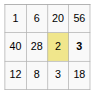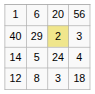(37, 47) 28 -> (37, 36) 29
(79, 47) bold -> (79, 36) normal
+ row: (16, 57)
